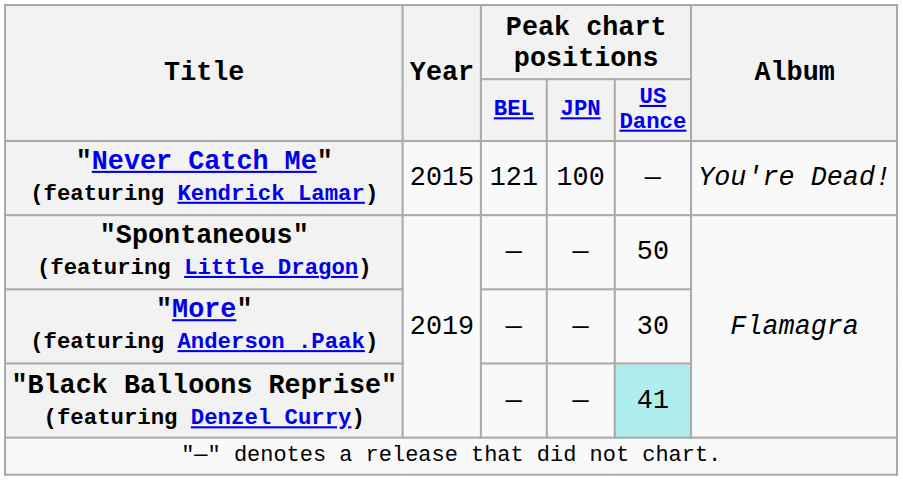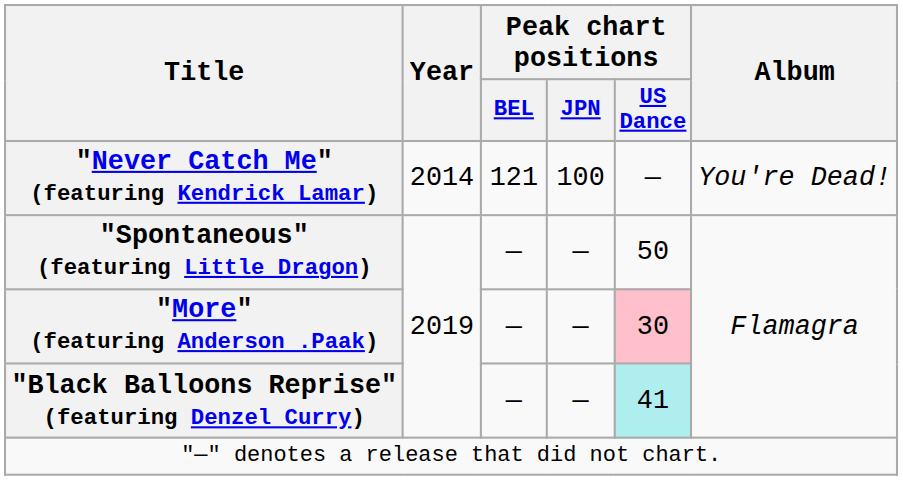(442, 177) 2015 -> (442, 177) 2014
(653, 326) no background -> (653, 326) pink background
